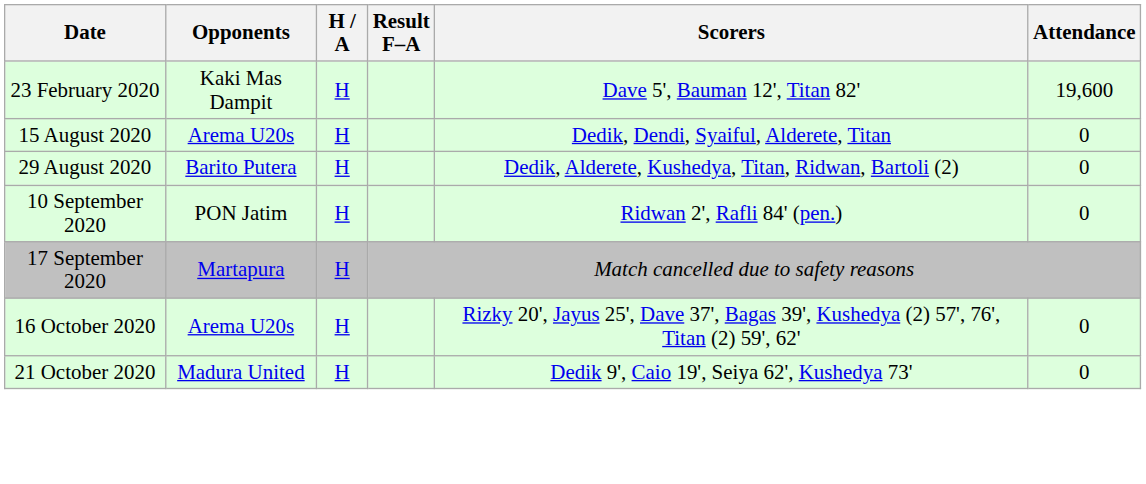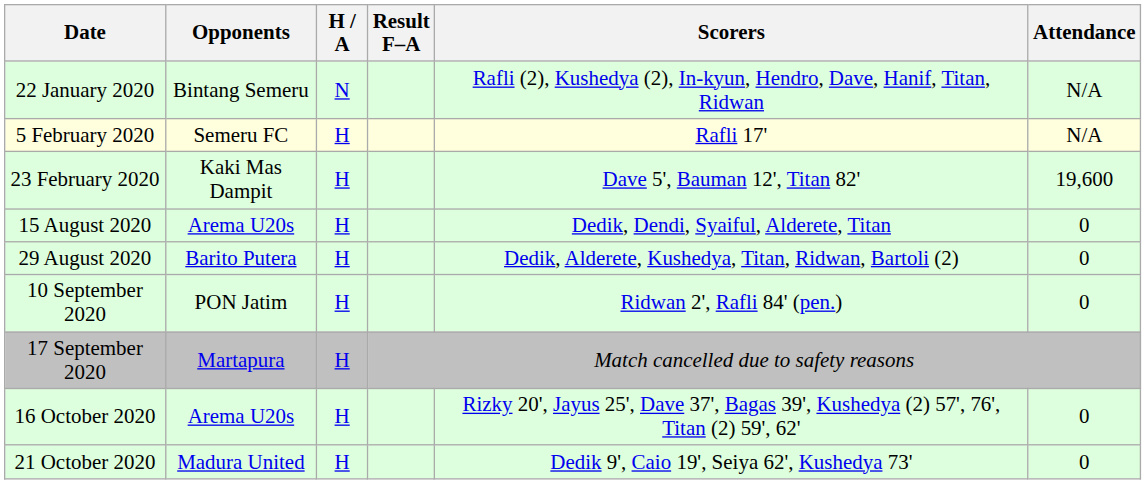+ row: (85, 89)
+ row: (85, 134)
